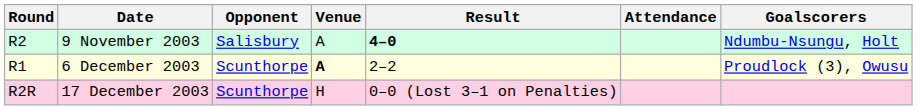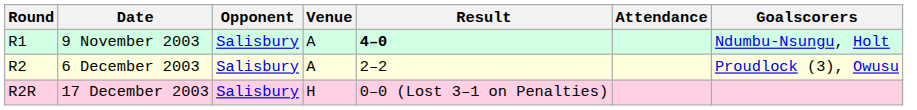(17, 42) R2 -> (17, 42) R1
(17, 67) R1 -> (17, 67) R2
(262, 67) Scunthorpe -> (258, 67) Salisbury
(320, 67) bold -> (311, 67) normal
(262, 92) Scunthorpe -> (258, 92) Salisbury
